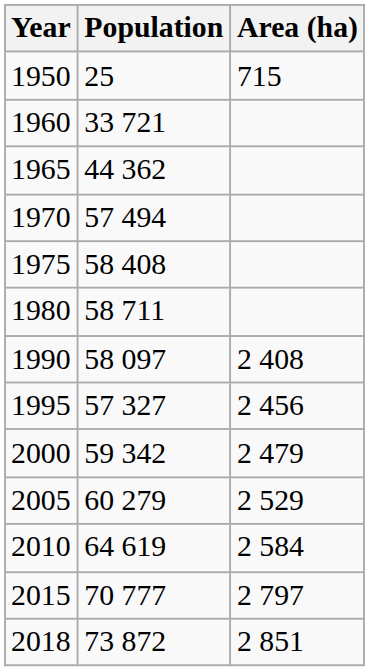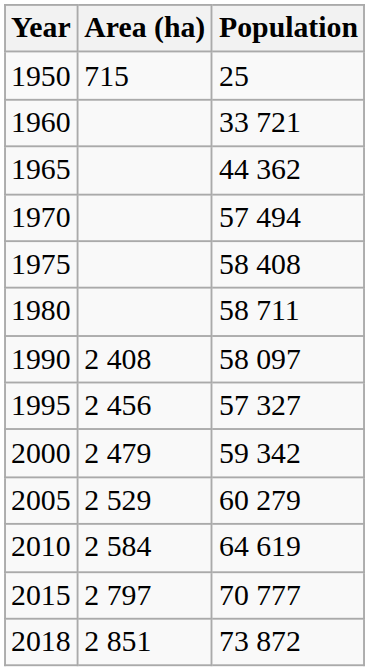columns swapped: (154, 28) <-> (297, 28)
